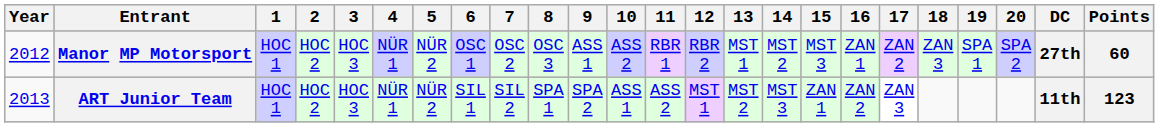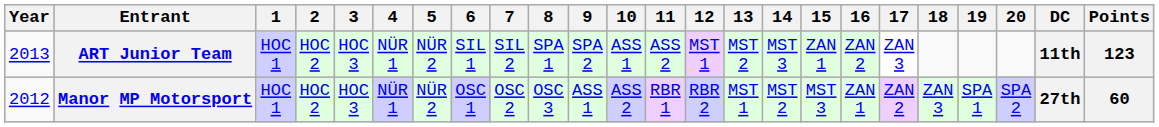rows swapped: (155, 54) <-> (155, 100)
